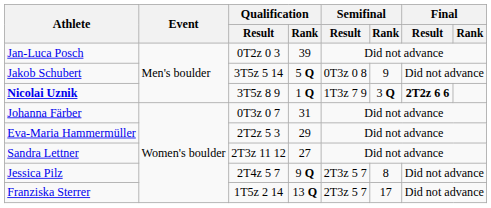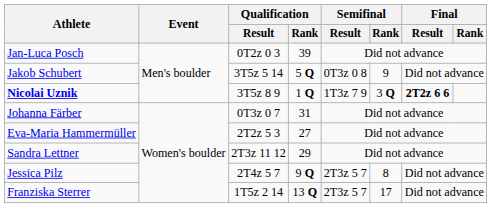(305, 133) 29 -> (305, 133) 27
(305, 153) 27 -> (305, 153) 29
